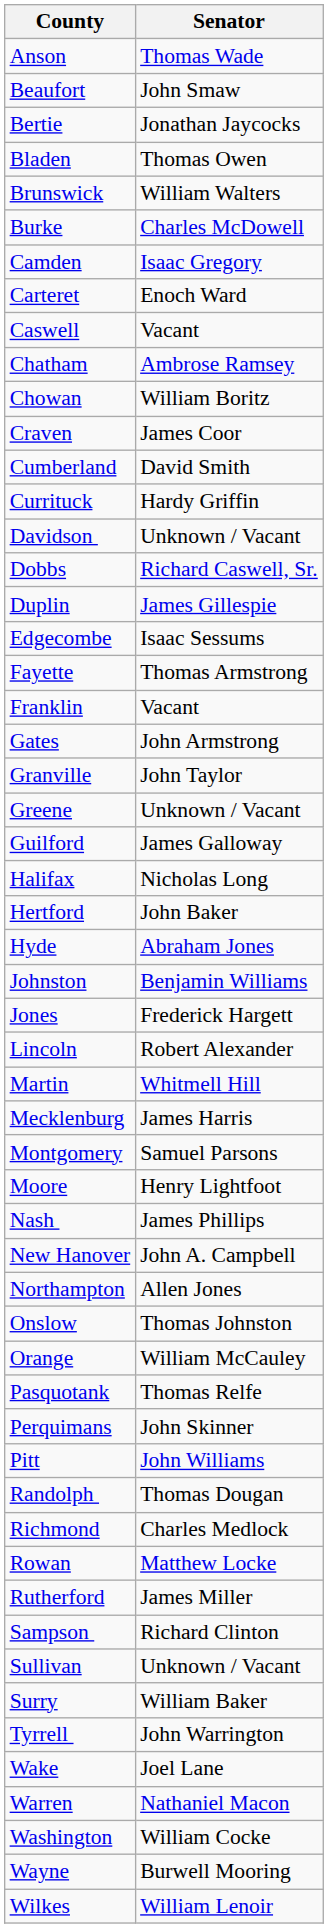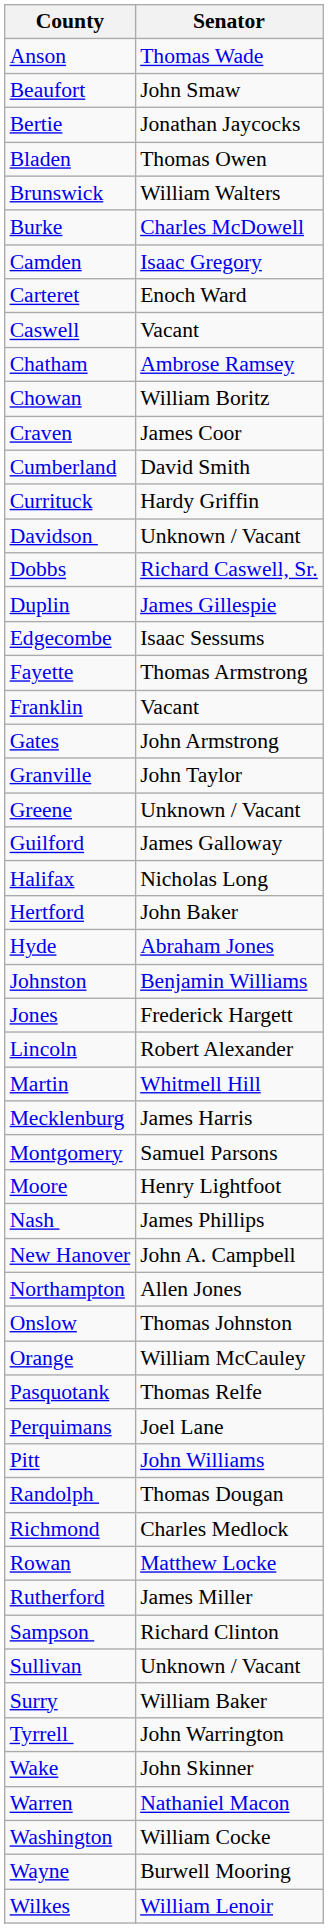(197, 1426) John Skinner -> (182, 1426) Joel Lane
(182, 1768) Joel Lane -> (197, 1768) John Skinner
